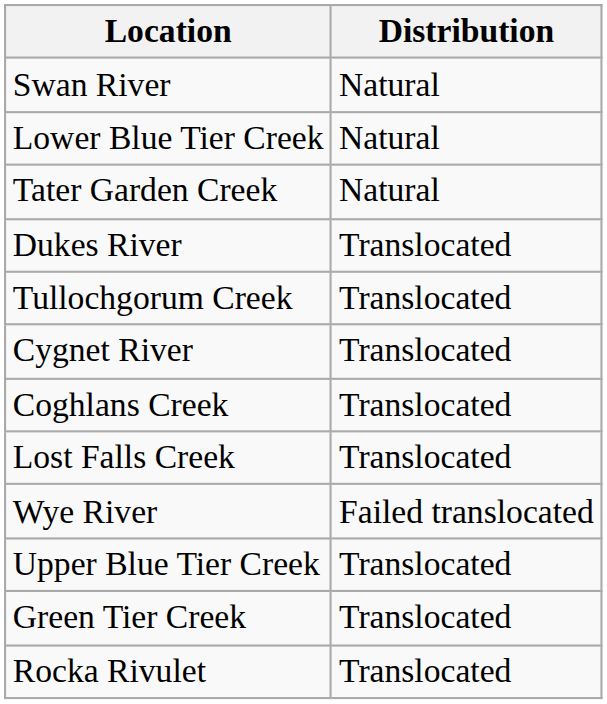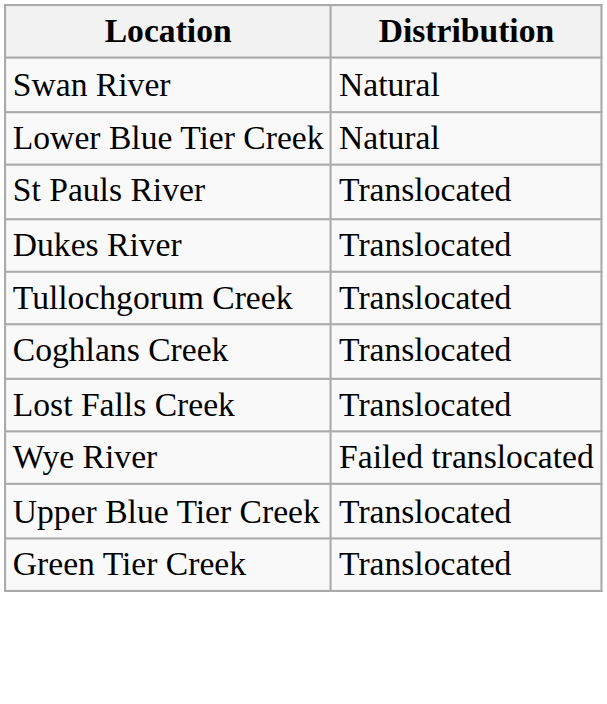- row: (145, 191)
+ row: (109, 191)
- row: (103, 350)
- row: (109, 670)
